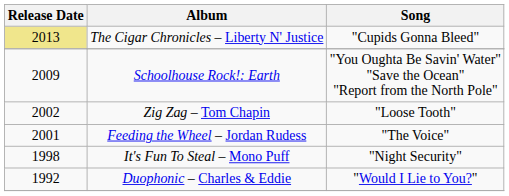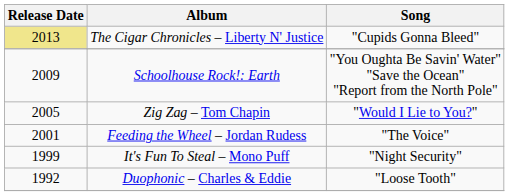(46, 113) 2002 -> (46, 113) 2005
(415, 113) "Loose Tooth" -> (415, 113) "Would I Lie to You?"
(46, 157) 1998 -> (46, 157) 1999
(415, 179) "Would I Lie to You?" -> (415, 179) "Loose Tooth"
